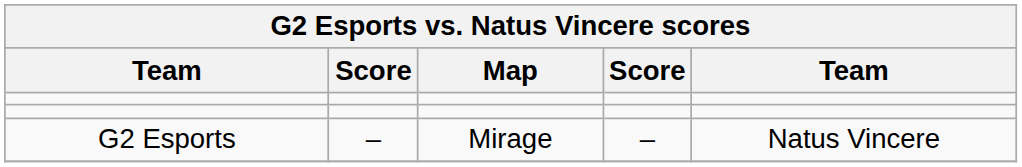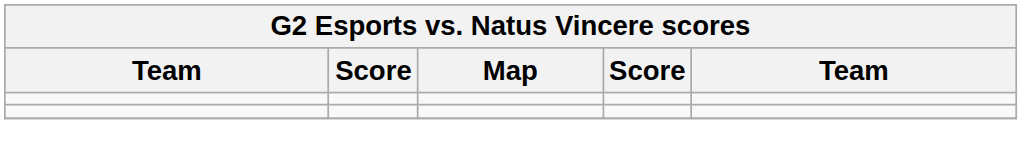- row: (167, 138)
